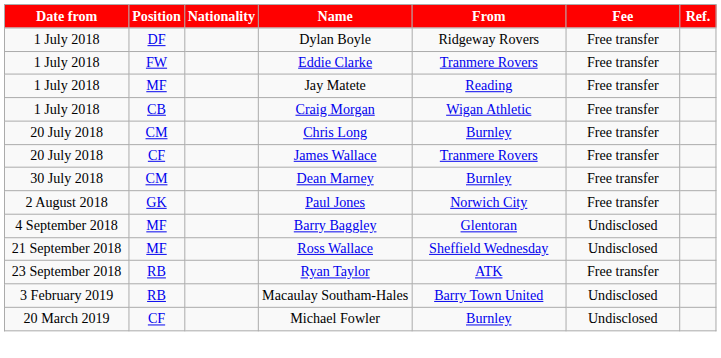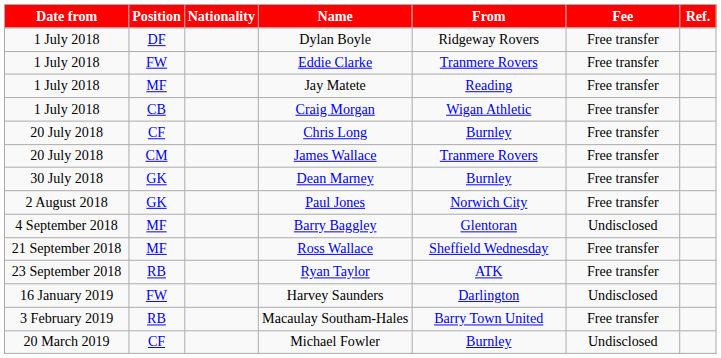(157, 132) CM -> (157, 132) CF
(157, 156) CF -> (157, 156) CM
(157, 179) CM -> (157, 179) GK
(623, 249) Undisclosed -> (623, 249) Free transfer
+ row: (335, 295)
(623, 295) Undisclosed -> (623, 319) Free transfer
